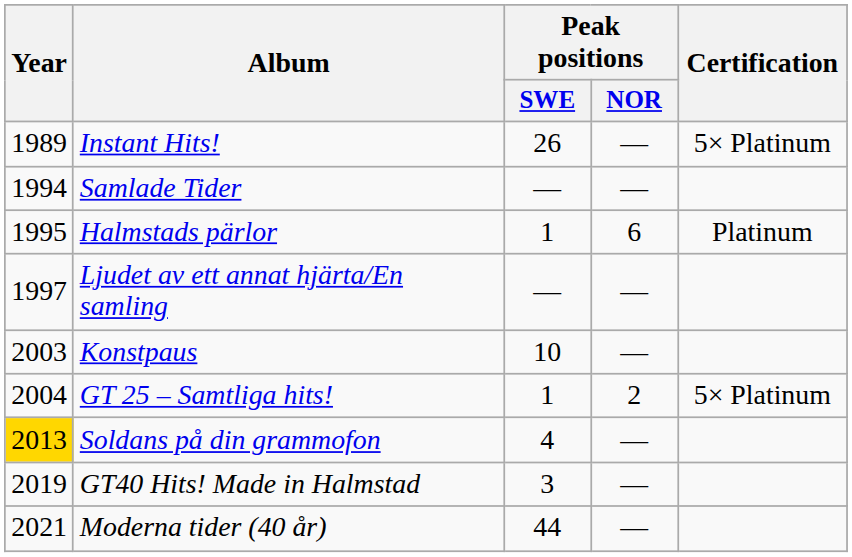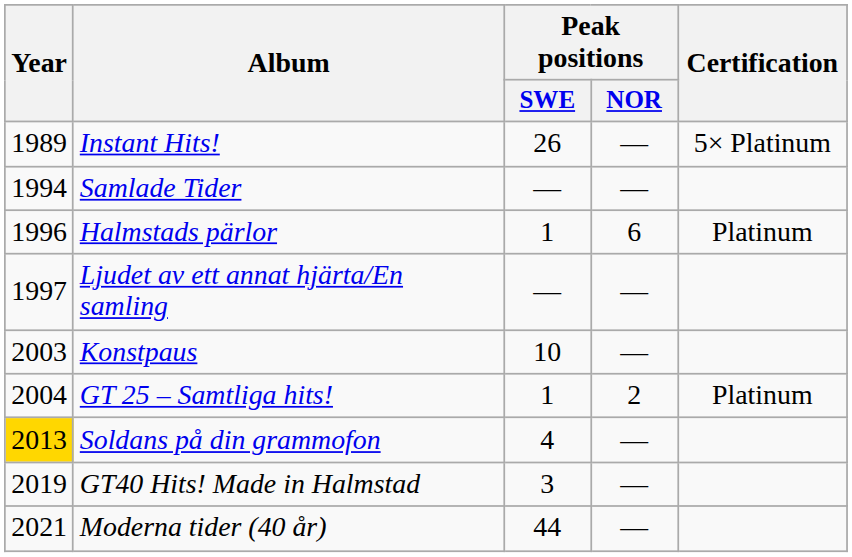(39, 231) 1995 -> (39, 231) 1996
(762, 395) 5× Platinum -> (762, 395) Platinum
